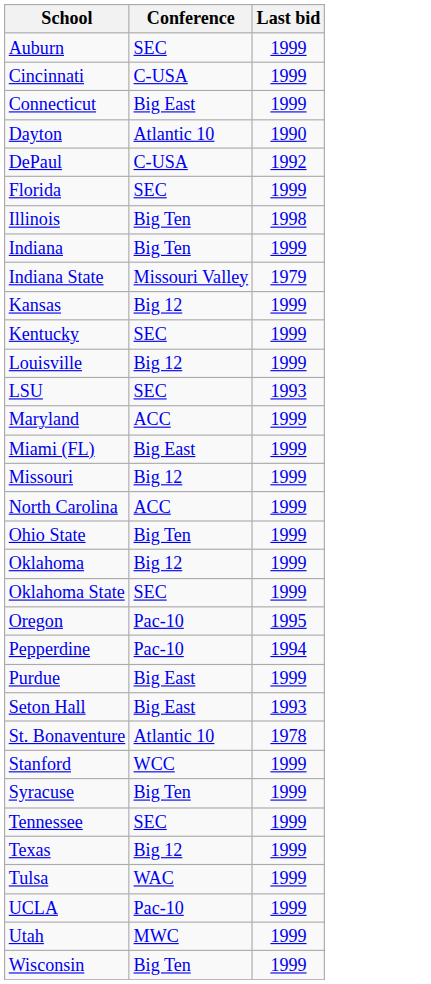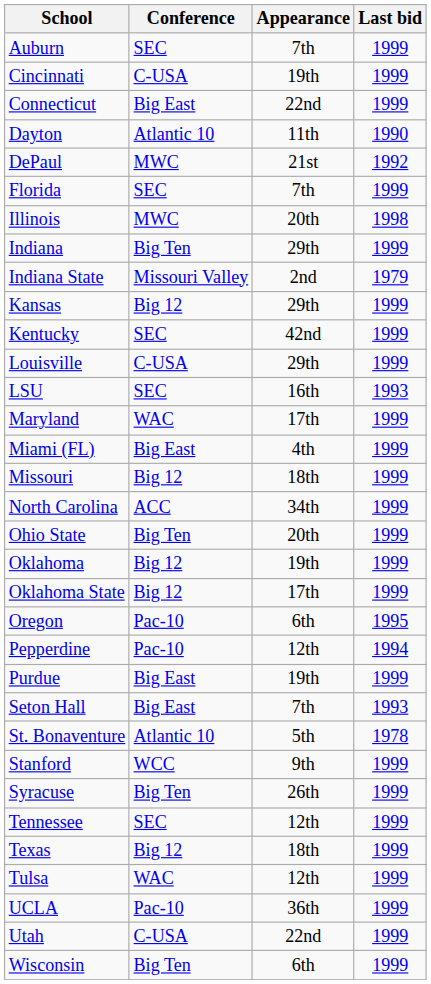+ column: (303, 18)
(161, 162) C-USA -> (156, 162) MWC
(162, 219) Big Ten -> (156, 219) MWC
(158, 362) Big 12 -> (161, 362) C-USA
(152, 420) ACC -> (154, 420) WAC
(150, 592) SEC -> (158, 592) Big 12
(156, 936) MWC -> (161, 936) C-USA
